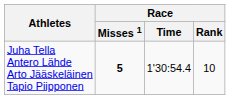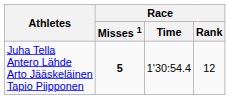(209, 68) 10 -> (209, 68) 12
